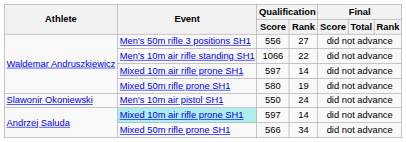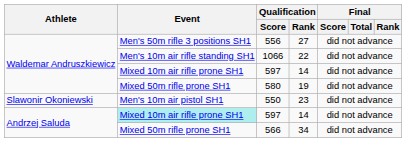(303, 101) 24 -> (303, 101) 23
